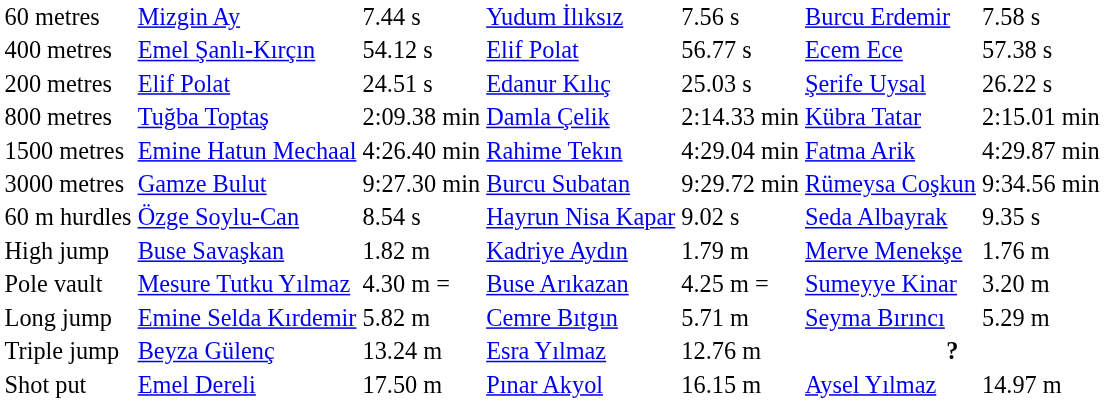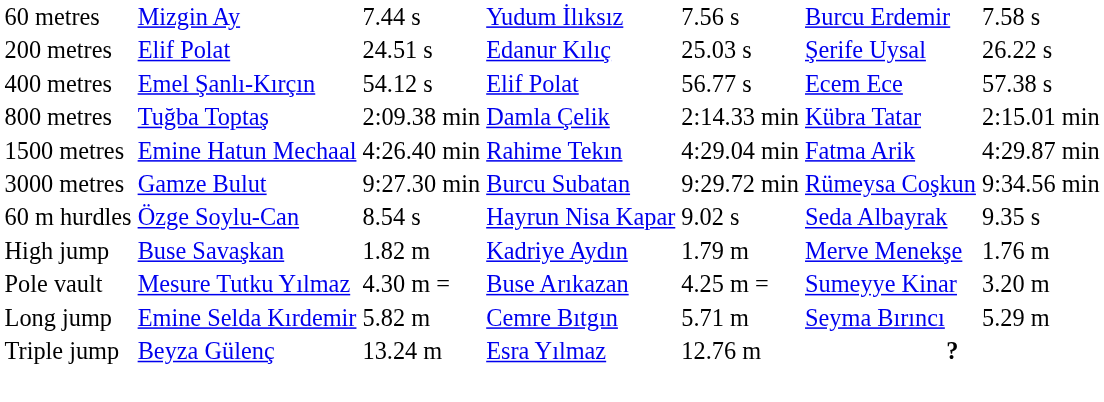rows swapped: (58, 83) <-> (58, 50)
- row: (45, 384)
